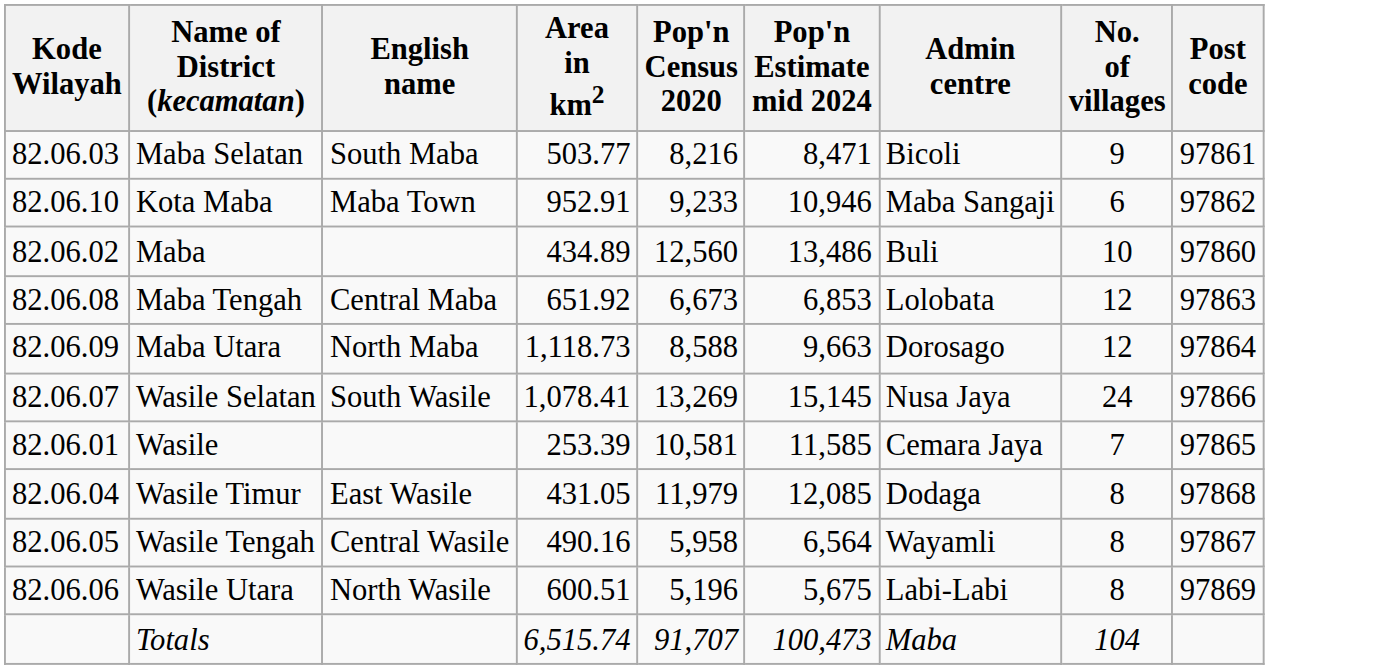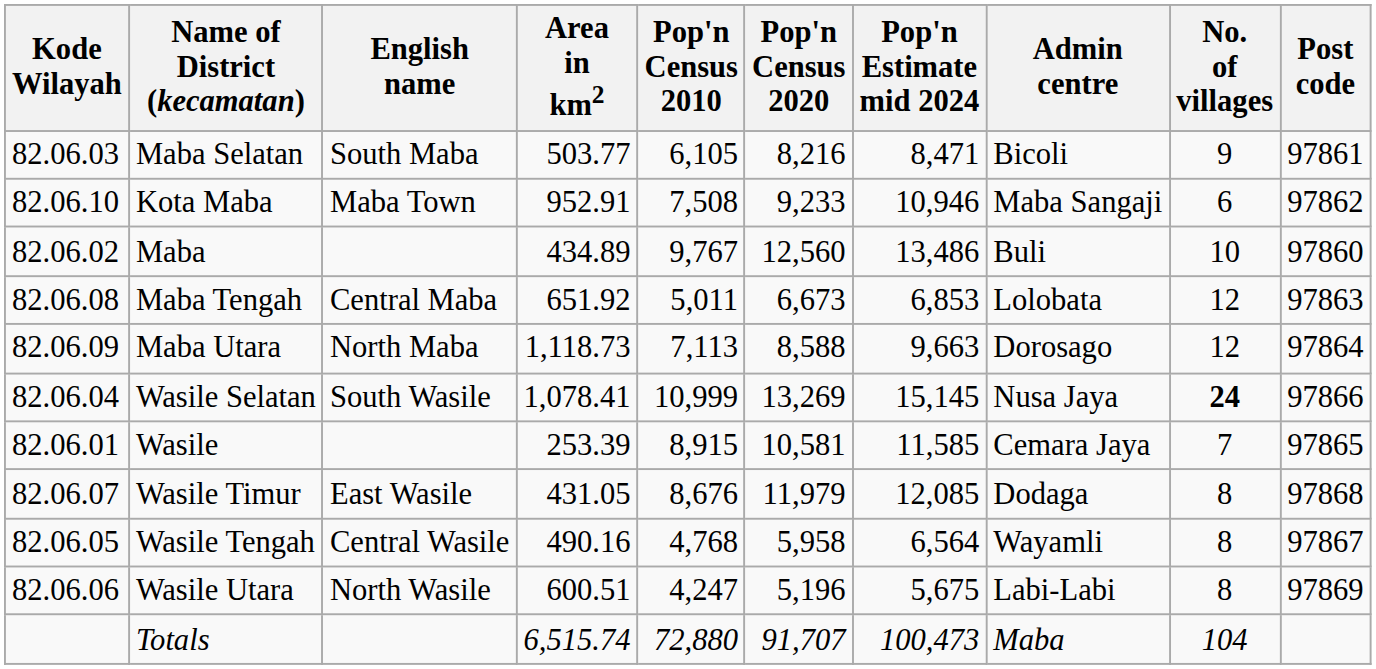+ column: (691, 67)
(65, 396) 82.06.07 -> (65, 396) 82.06.04
(1117, 396) normal -> (1225, 396) bold
(65, 493) 82.06.04 -> (65, 493) 82.06.07
